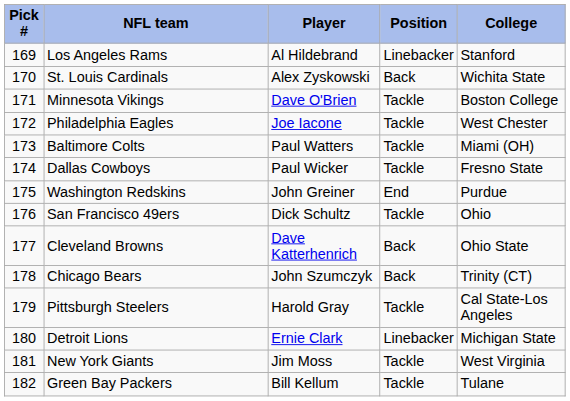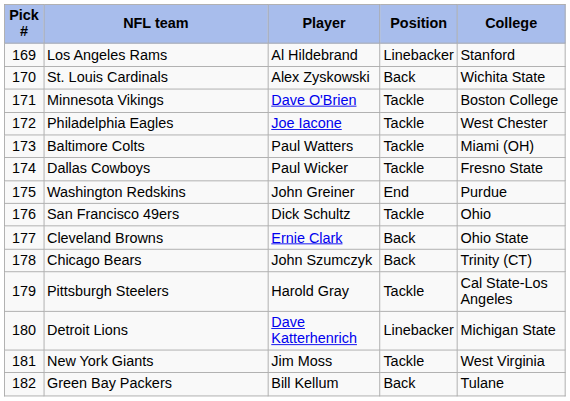(314, 245) Dave Katterhenrich -> (307, 237) Ernie Clark
(307, 338) Ernie Clark -> (314, 330) Dave Katterhenrich
(404, 384) Tackle -> (399, 384) Back
